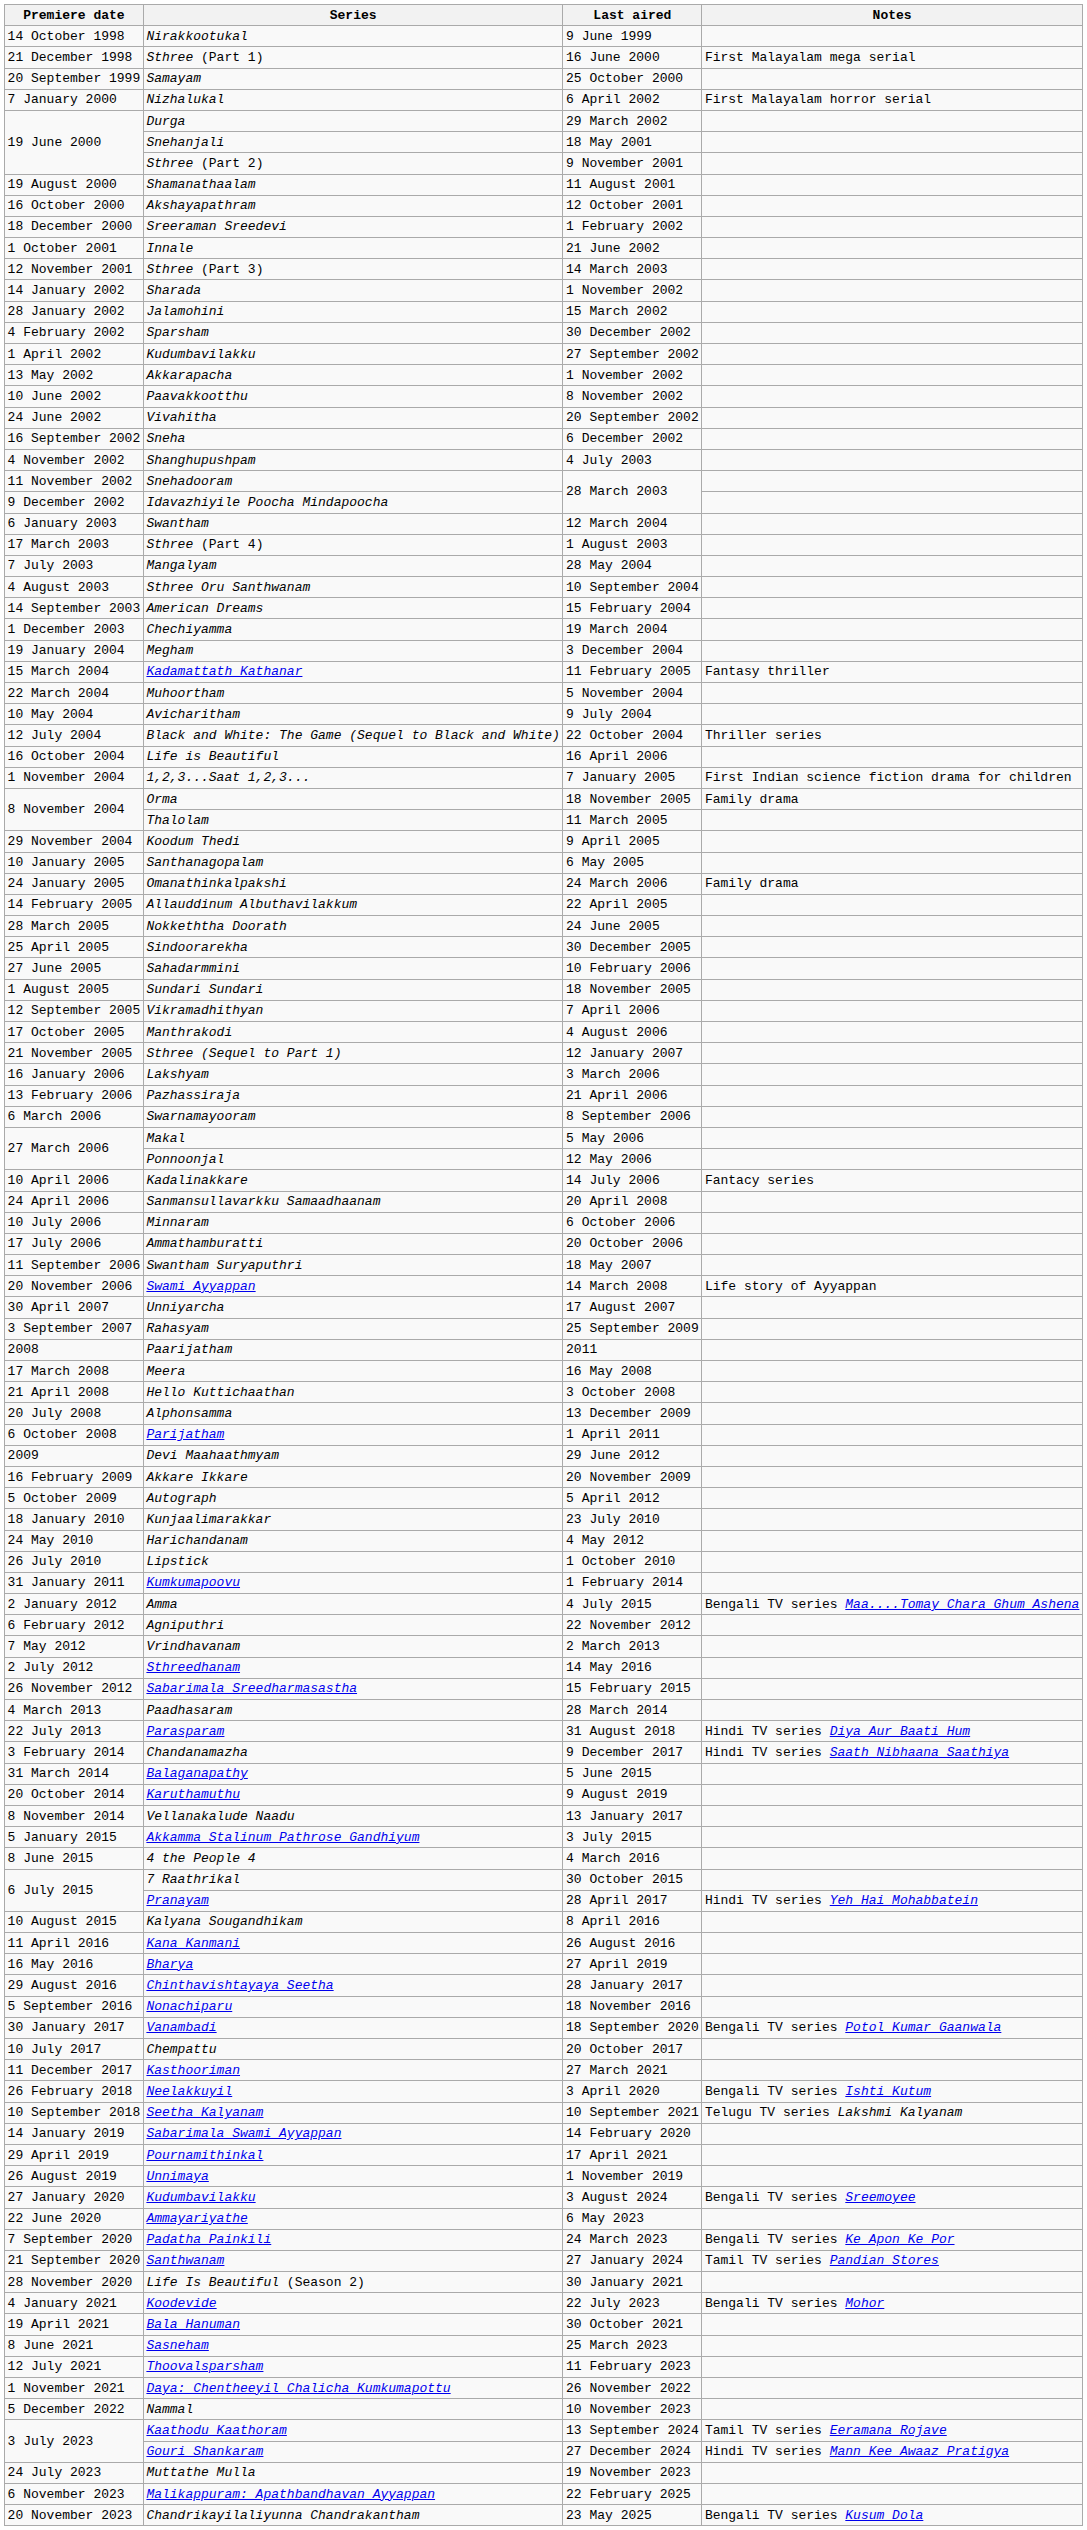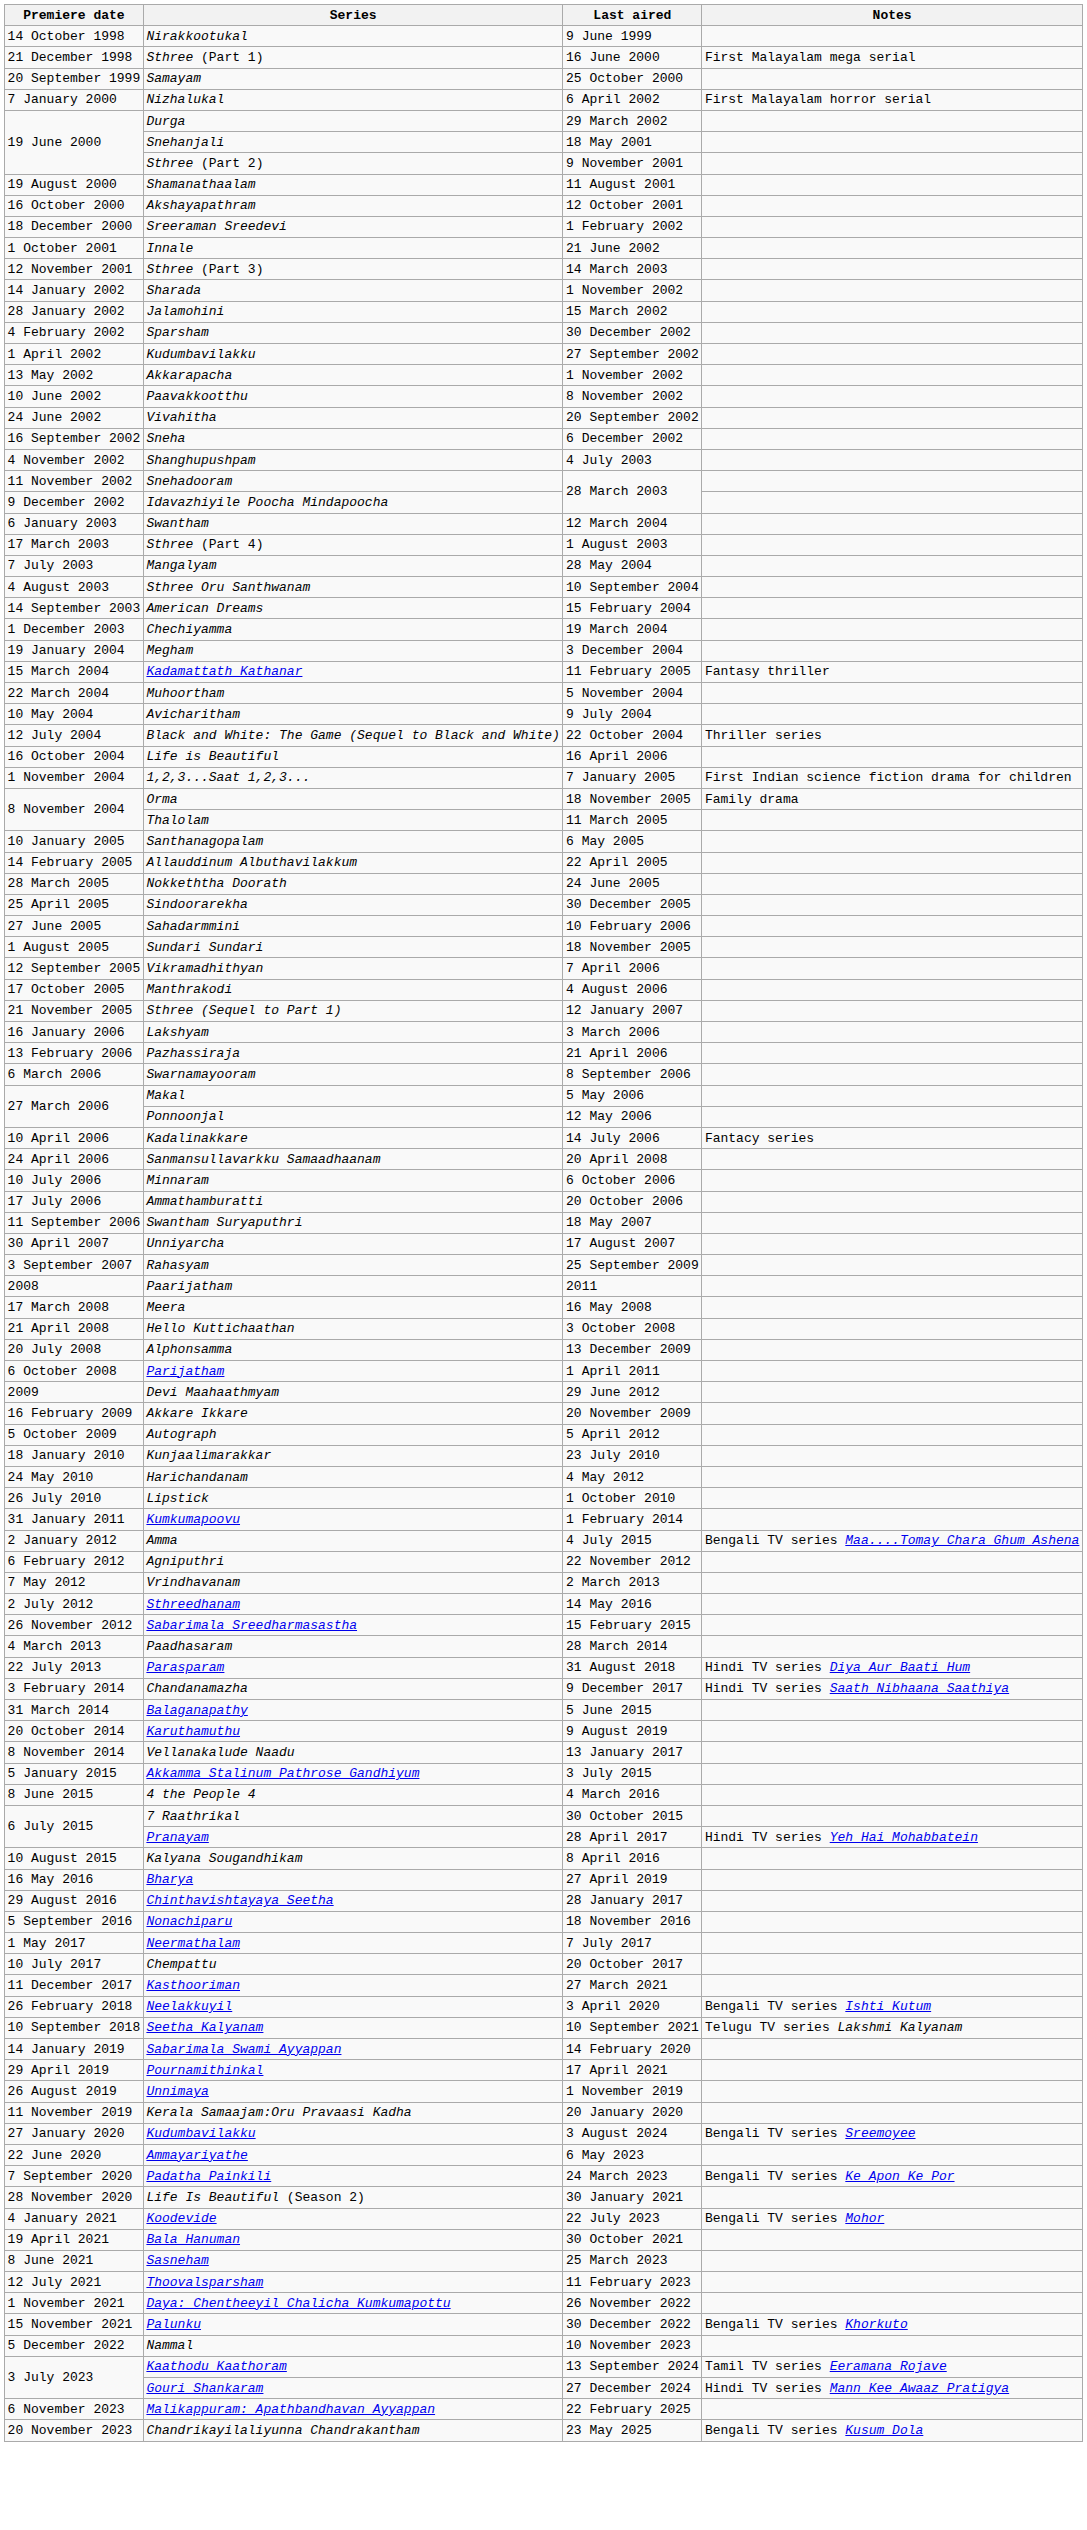- row: (193, 841)
- row: (217, 884)
- row: (201, 1286)
- row: (193, 1943)
- row: (182, 2028)
+ row: (193, 1943)
+ row: (279, 2113)
- row: (185, 2261)
+ row: (174, 2325)
- row: (201, 2473)
